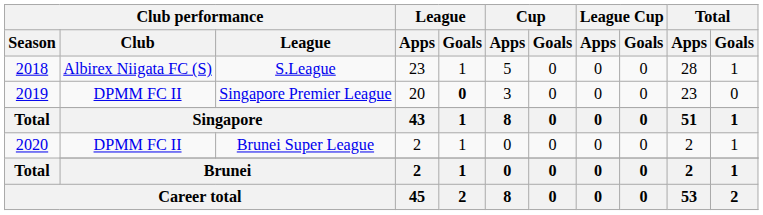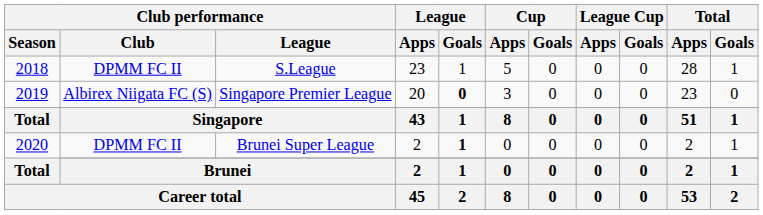(138, 68) Albirex Niigata FC (S) -> (138, 68) DPMM FC II
(138, 94) DPMM FC II -> (138, 94) Albirex Niigata FC (S)
(462, 145) normal -> (462, 145) bold
